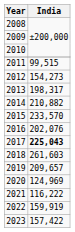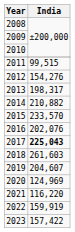(46, 77) 154,273 -> (46, 77) 154,276
(46, 169) 209,657 -> (46, 169) 204,607
(46, 195) 116,222 -> (46, 195) 116,220
